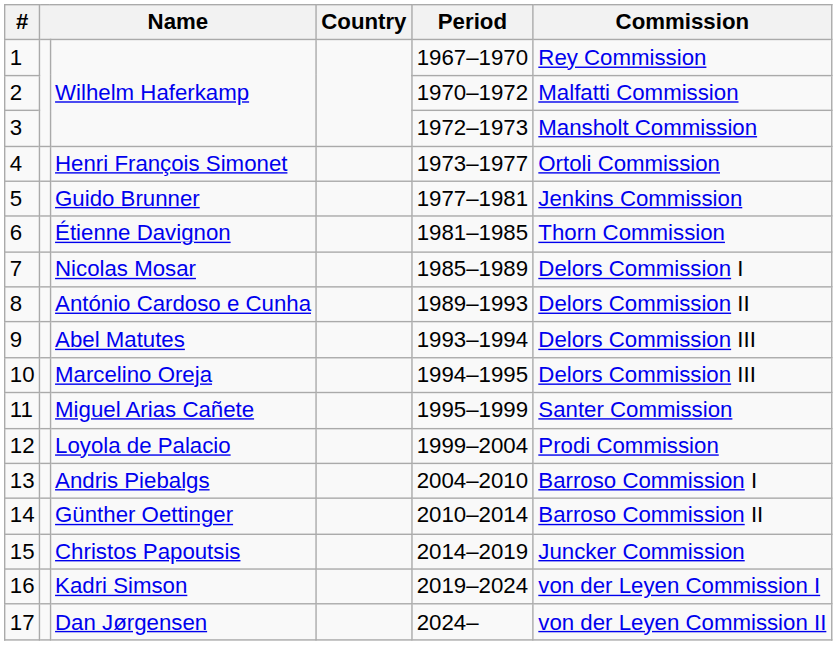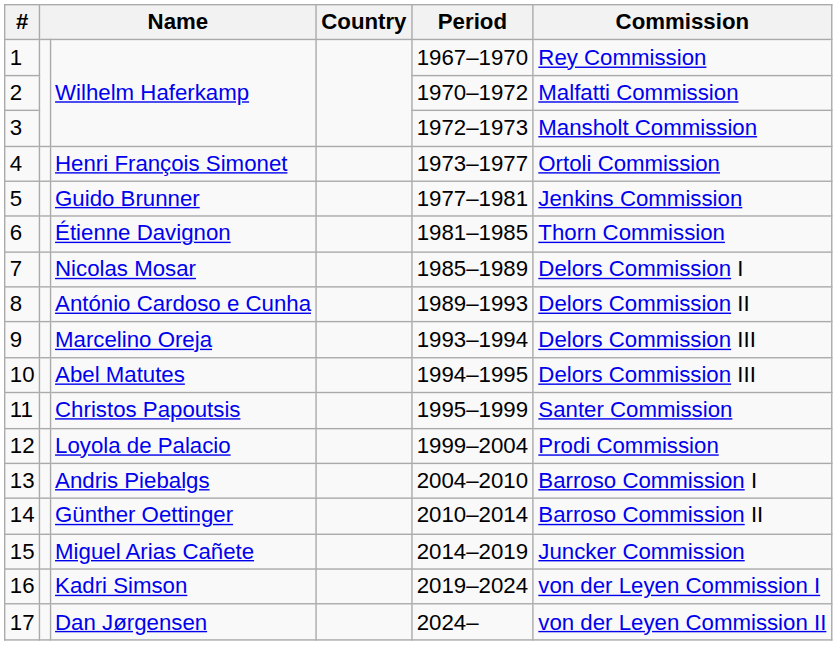(120, 339) Abel Matutes -> (134, 339) Marcelino Oreja
(134, 374) Marcelino Oreja -> (120, 374) Abel Matutes
(155, 410) Miguel Arias Cañete -> (148, 410) Christos Papoutsis
(148, 551) Christos Papoutsis -> (155, 551) Miguel Arias Cañete
